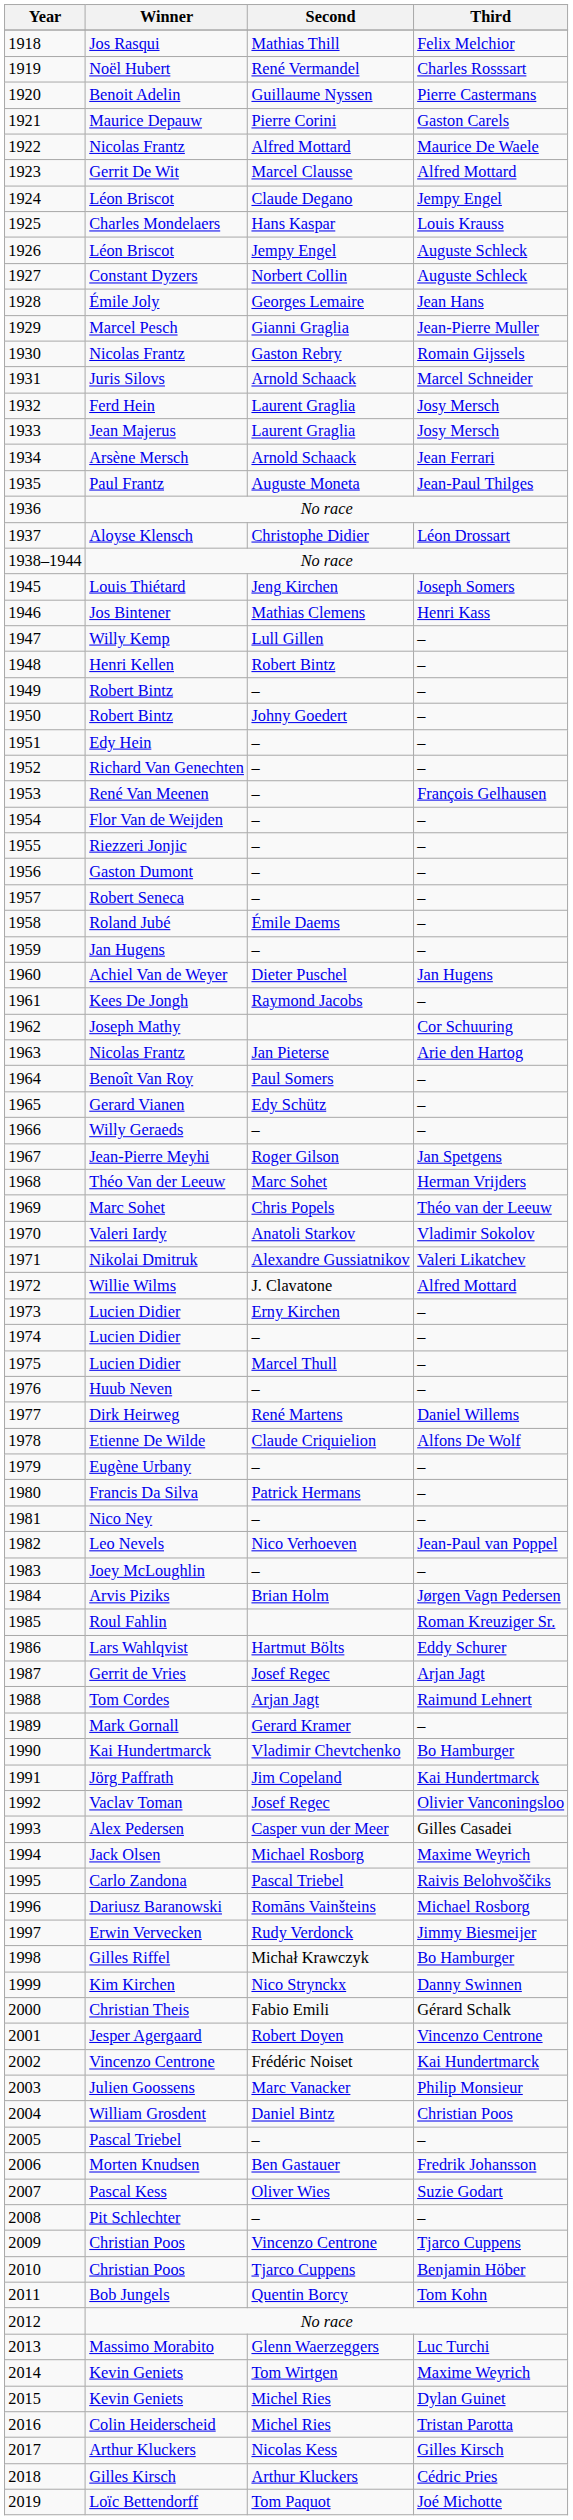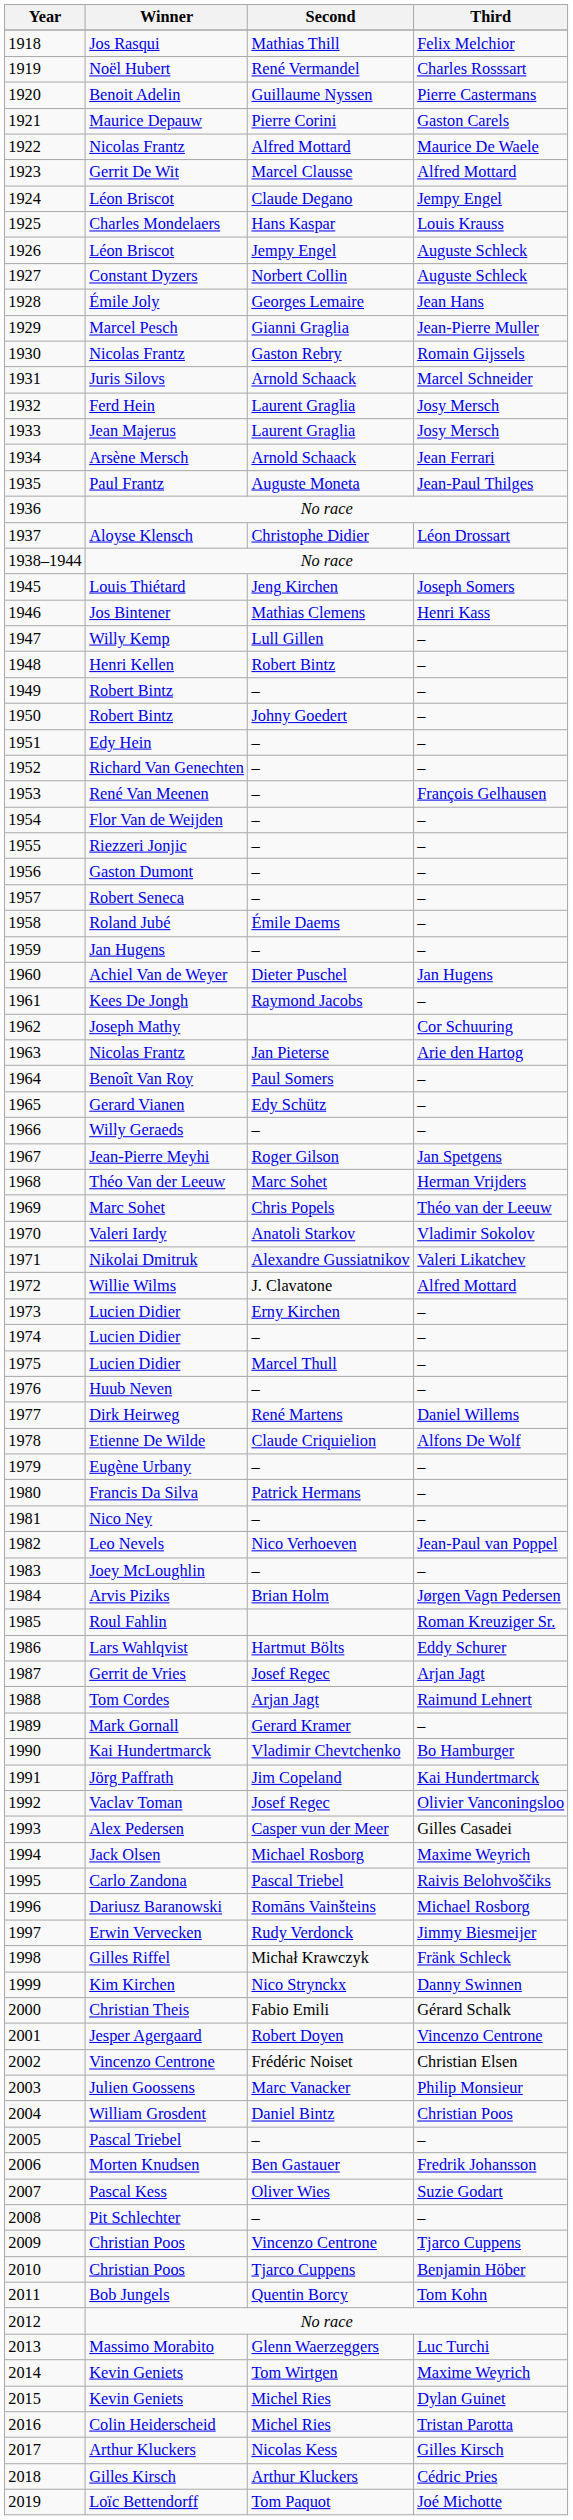(466, 1958) Bo Hamburger -> (464, 1958) Fränk Schleck
(478, 2062) Kai Hundertmarck -> (467, 2062) Christian Elsen
